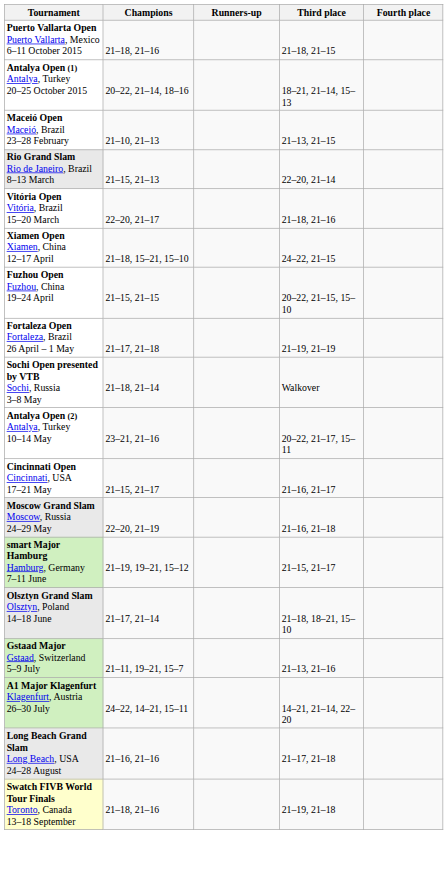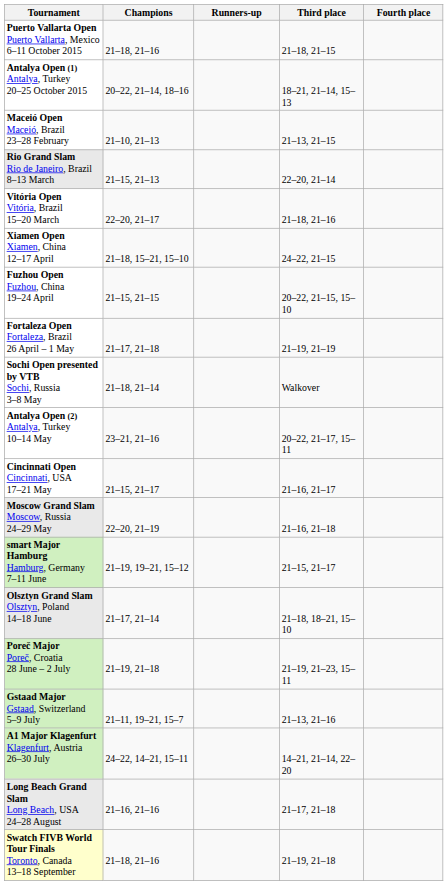+ row: (38, 657)
